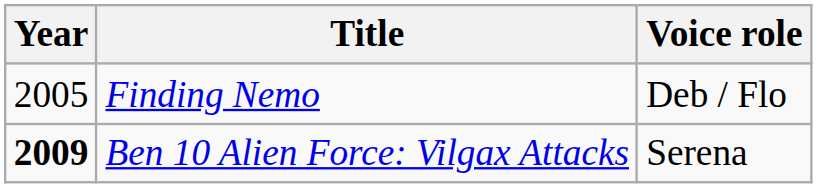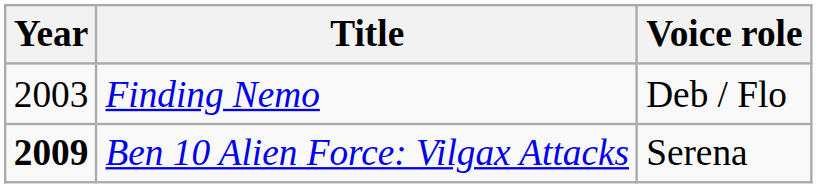(51, 93) 2005 -> (51, 93) 2003
